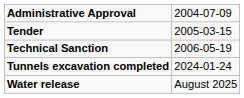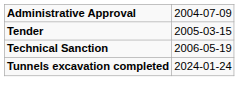- row: (43, 84)
